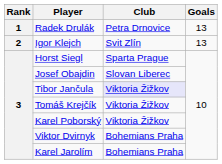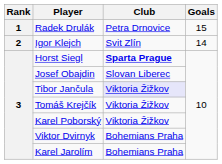(201, 27) 13 -> (201, 27) 15
(201, 43) 13 -> (201, 43) 14
(137, 58) normal -> (139, 58) bold
